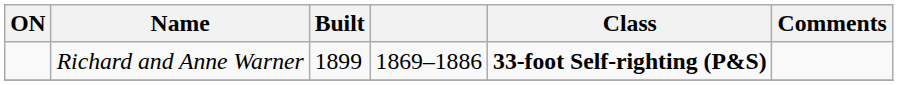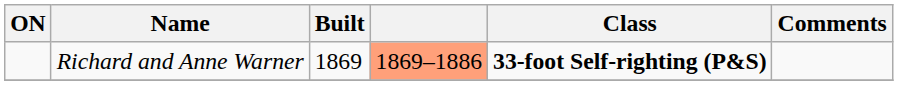(338, 60) 1899 -> (338, 60) 1869
(429, 60) no background -> (429, 60) lightsalmon background
